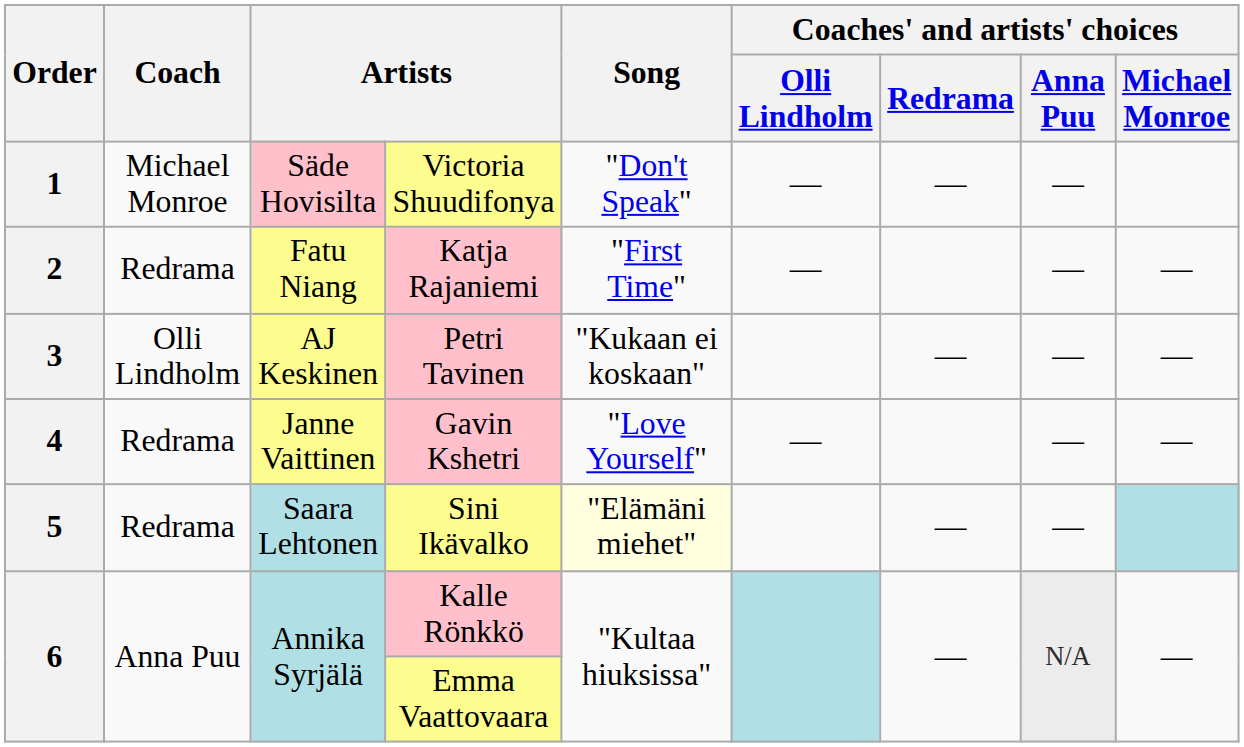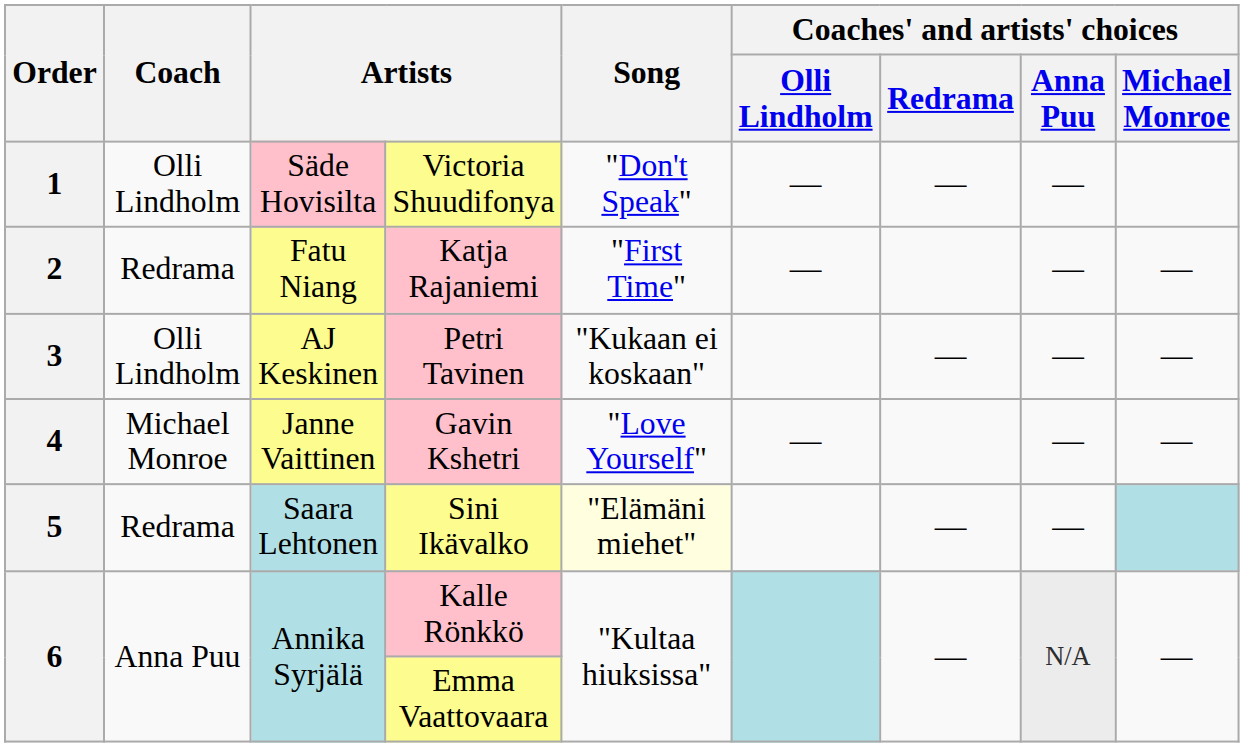(178, 183) Michael Monroe -> (178, 183) Olli Lindholm
(178, 441) Redrama -> (178, 441) Michael Monroe
